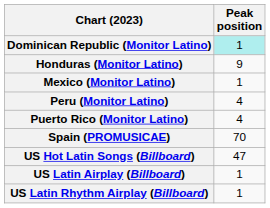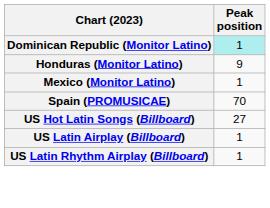- row: (109, 100)
- row: (109, 119)
(240, 156) 47 -> (240, 119) 27
